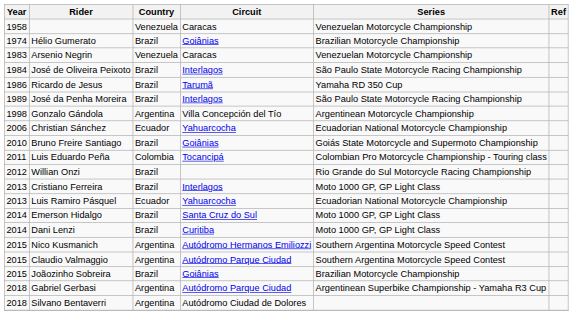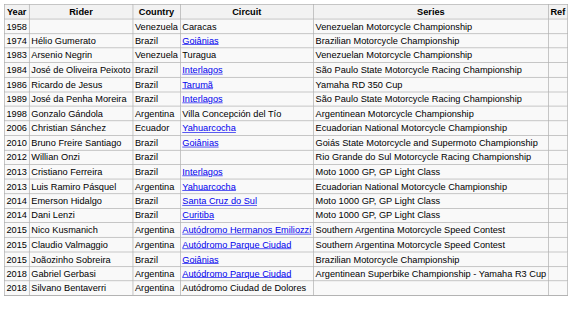(199, 56) Caracas -> (199, 56) Turagua
- row: (16, 158)
(152, 201) Ecuador -> (155, 187) Argentina
